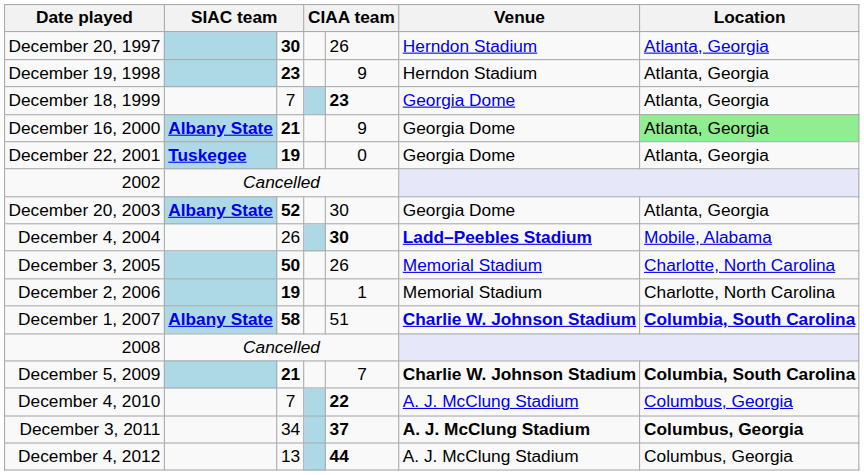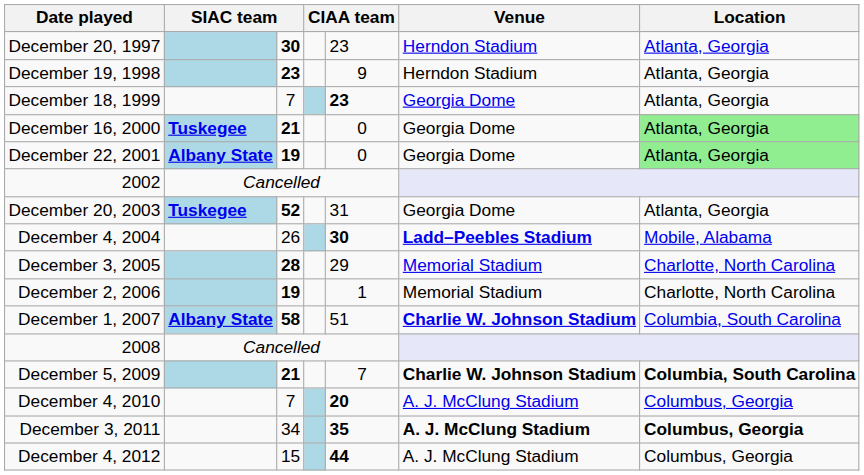(339, 45) 26 -> (339, 45) 23
(221, 127) Albany State -> (207, 127) Tuskegee
(362, 127) 9 -> (362, 127) 0
(207, 155) Tuskegee -> (221, 155) Albany State
(707, 155) no background -> (707, 155) lightgreen background
(221, 210) Albany State -> (207, 210) Tuskegee
(339, 210) 30 -> (339, 210) 31
(291, 264) 50 -> (291, 264) 28
(339, 264) 26 -> (339, 264) 29
(750, 319) bold -> (743, 319) normal
(339, 401) 22 -> (339, 401) 20
(339, 429) 37 -> (339, 429) 35
(291, 456) 13 -> (291, 456) 15
